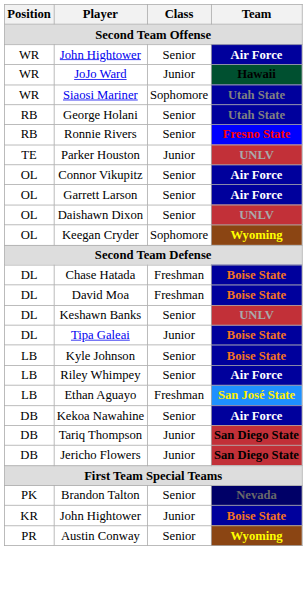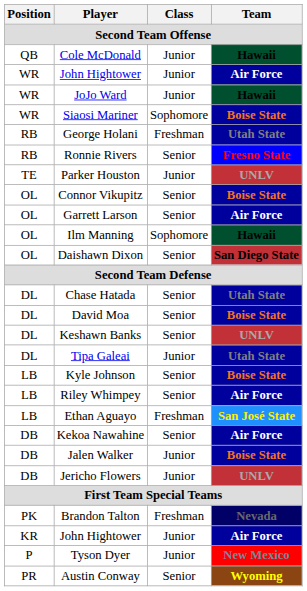+ row: (29, 54)
(179, 54) Senior -> (179, 74) Junior
(257, 94) Utah State -> (256, 114) Boise State
(179, 114) Senior -> (179, 134) Freshman
(256, 174) Air Force -> (256, 194) Boise State
+ row: (29, 235)
(257, 214) UNLV -> (257, 255) San Diego State
- row: (29, 235)
(179, 275) Freshman -> (179, 295) Senior
(256, 275) Boise State -> (257, 295) Utah State
(179, 295) Freshman -> (179, 315) Senior
(256, 335) Boise State -> (257, 355) Utah State
+ row: (29, 455)
- row: (29, 435)
(257, 455) San Diego State -> (257, 475) UNLV
(179, 495) Senior -> (179, 515) Freshman
(256, 515) Boise State -> (256, 535) Air Force
+ row: (29, 555)
